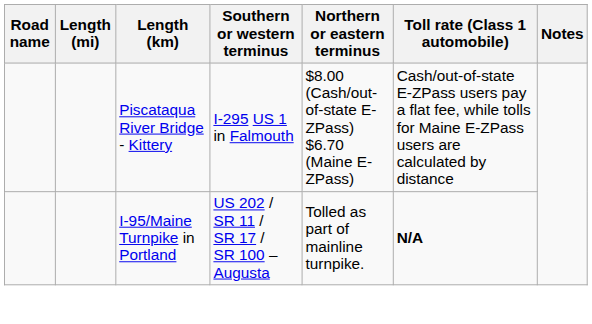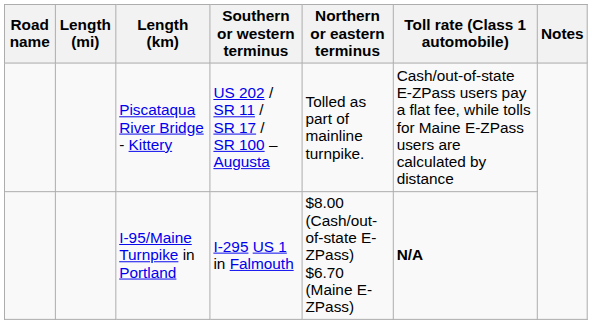(254, 127) I-295 US 1 in Falmouth -> (245, 127) US 202 / SR 11 / SR 17 / SR 100 – Augusta
(341, 127) $8.00 (Cash/out-of-state E-ZPass) $6.70 (Maine E-ZPass) -> (336, 127) Tolled as part of mainline turnpike.
(245, 238) US 202 / SR 11 / SR 17 / SR 100 – Augusta -> (254, 255) I-295 US 1 in Falmouth
(336, 238) Tolled as part of mainline turnpike. -> (341, 255) $8.00 (Cash/out-of-state E-ZPass) $6.70 (Maine E-ZPass)
